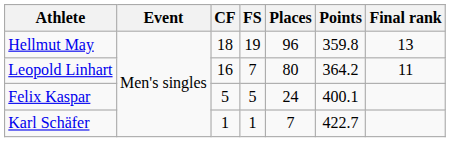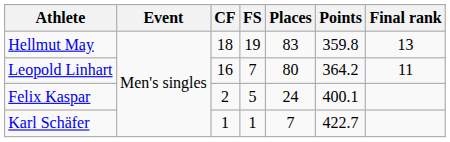(291, 44) 96 -> (291, 44) 83
(225, 97) 5 -> (225, 97) 2
